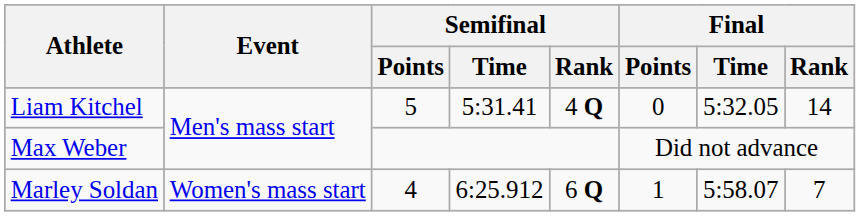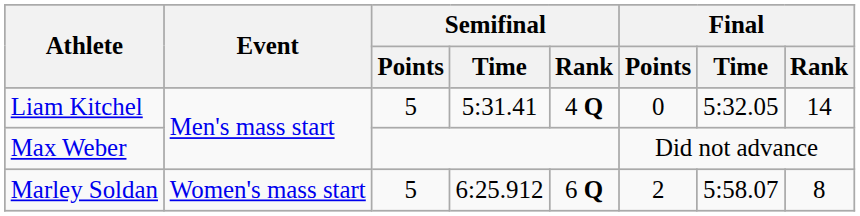(411, 189) 4 -> (411, 189) 5
(658, 189) 1 -> (658, 189) 2
(819, 189) 7 -> (819, 189) 8
